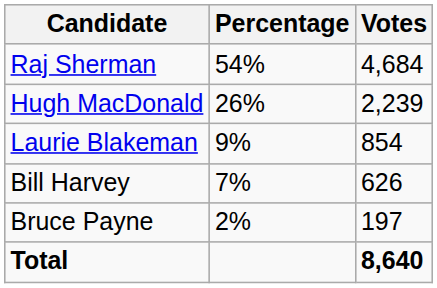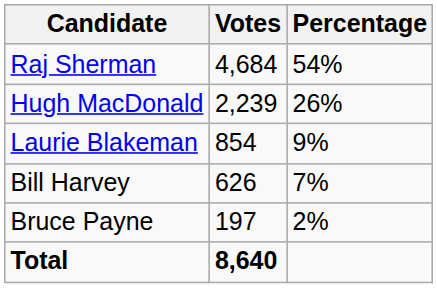columns swapped: (394, 24) <-> (282, 24)
